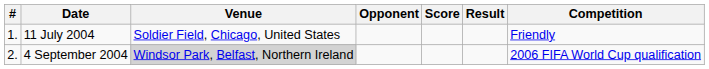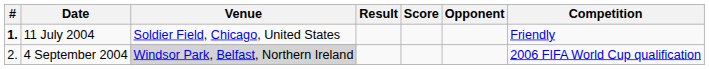columns swapped: (389, 14) <-> (485, 14)
(13, 34) normal -> (13, 34) bold
